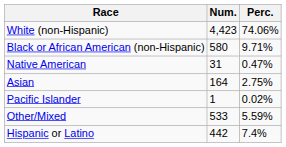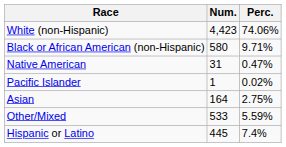rows swapped: (20, 82) <-> (44, 99)
(219, 133) 442 -> (219, 133) 445
